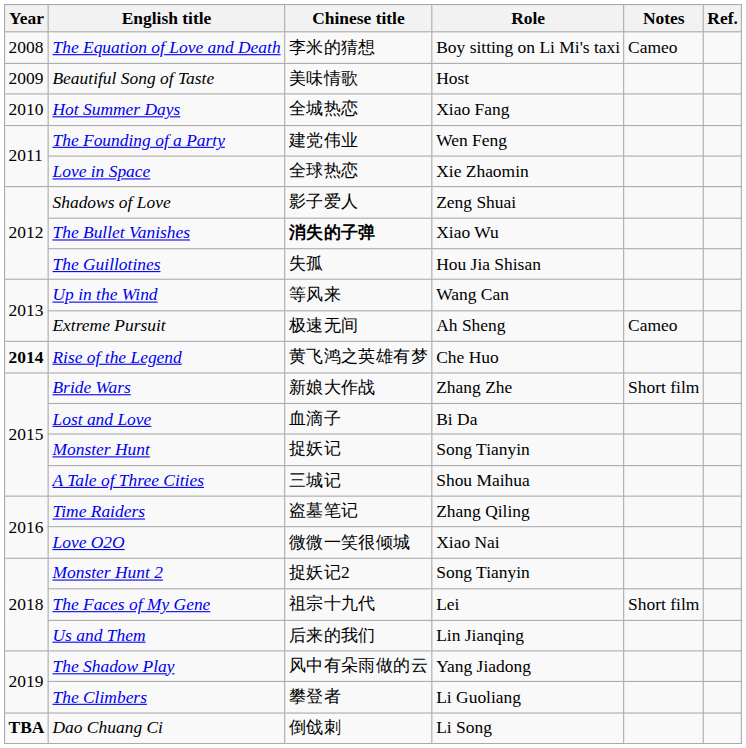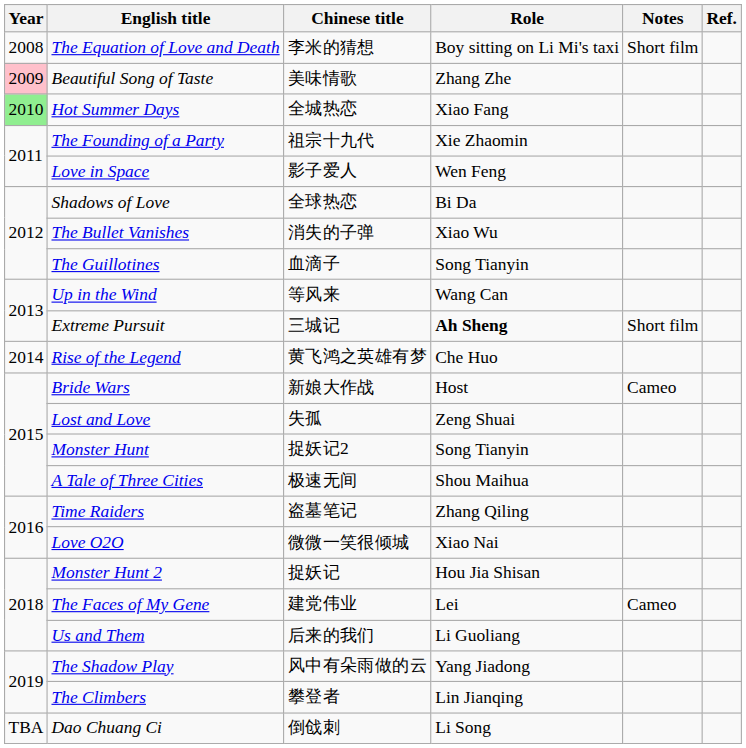(653, 47) Cameo -> (663, 47) Short film
(26, 78) no background -> (26, 78) pink background
(453, 78) Host -> (473, 78) Zhang Zhe
(26, 109) no background -> (26, 109) lightgreen background
(324, 139) 建党伟业 -> (331, 139) 祖宗十九代
(472, 140) Wen Feng -> (481, 140) Xie Zhaomin
(324, 170) 全球热恋 -> (323, 170) 影子爱人
(482, 171) Xie Zhaomin -> (471, 171) Wen Feng
(324, 201) 影子爱人 -> (323, 201) 全球热恋
(476, 202) Zeng Shuai -> (456, 202) Bi Da
(332, 232) bold -> (331, 232) normal
(306, 263) 失孤 -> (314, 263) 血滴子
(489, 264) Hou Jia Shisan -> (482, 264) Song Tianyin
(324, 325) 极速无间 -> (314, 325) 三城记
(471, 325) normal -> (471, 325) bold
(653, 325) Cameo -> (663, 325) Short film
(26, 356) bold -> (26, 356) normal
(474, 387) Zhang Zhe -> (452, 387) Host
(664, 387) Short film -> (652, 387) Cameo
(315, 418) 血滴子 -> (305, 418) 失孤
(457, 418) Bi Da -> (475, 418) Zeng Shuai
(315, 449) 捉妖记 -> (318, 449) 捉妖记2
(315, 480) 三城记 -> (323, 480) 极速无间
(319, 572) 捉妖记2 -> (314, 572) 捉妖记
(483, 573) Song Tianyin -> (488, 573) Hou Jia Shisan
(332, 603) 祖宗十九代 -> (323, 603) 建党伟业
(664, 604) Short film -> (652, 604) Cameo
(480, 635) Lin Jianqing -> (478, 635) Li Guoliang
(479, 697) Li Guoliang -> (479, 697) Lin Jianqing
(26, 728) bold -> (26, 728) normal
